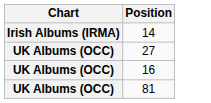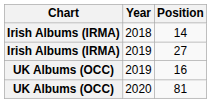+ column: (138, 13)
(63, 51) UK Albums (OCC) -> (63, 51) Irish Albums (IRMA)
